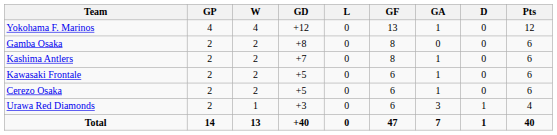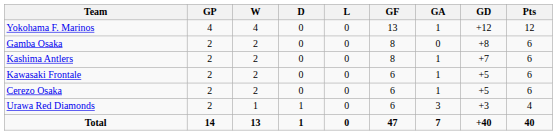columns swapped: (484, 12) <-> (301, 12)
